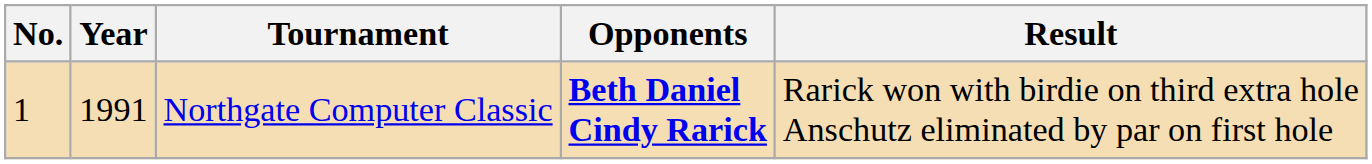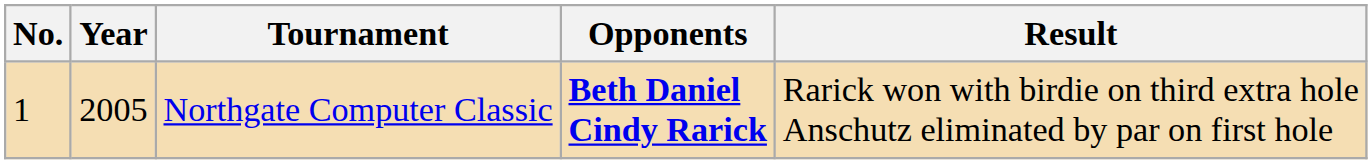(113, 109) 1991 -> (113, 109) 2005
